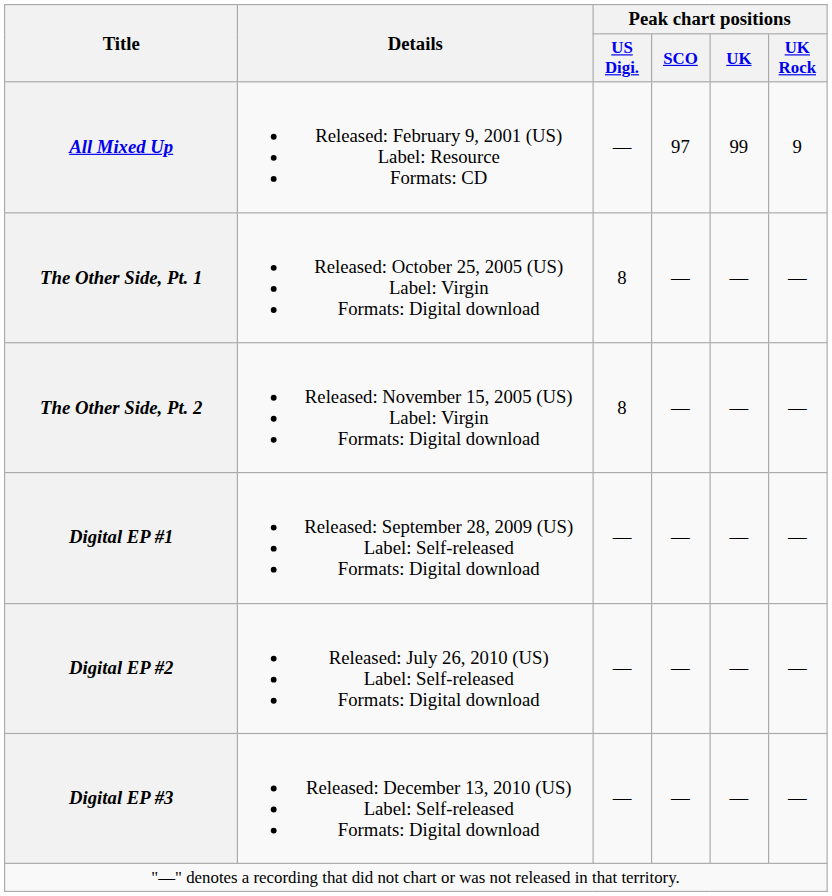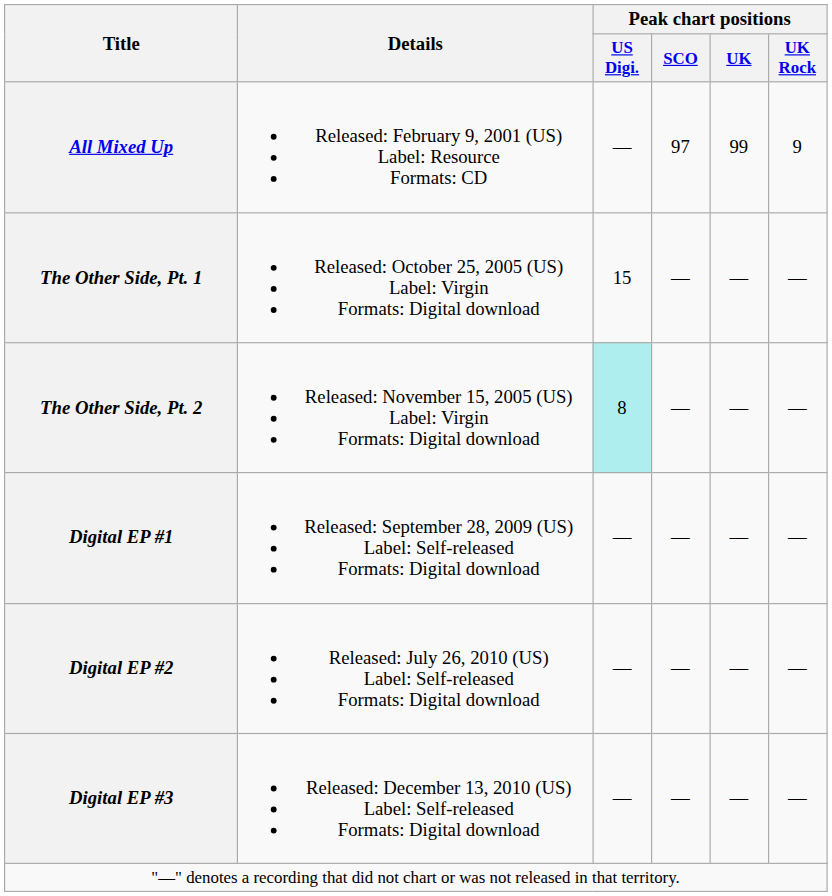(622, 277) 8 -> (622, 277) 15
(622, 407) no background -> (622, 407) paleturquoise background
